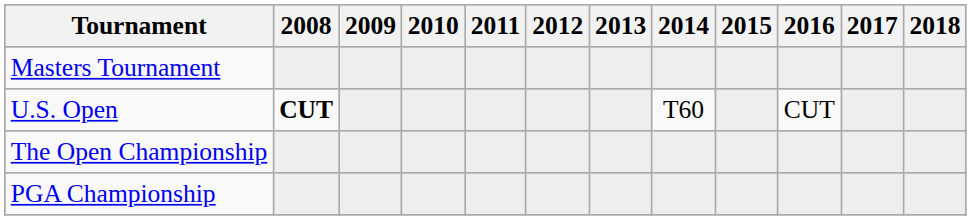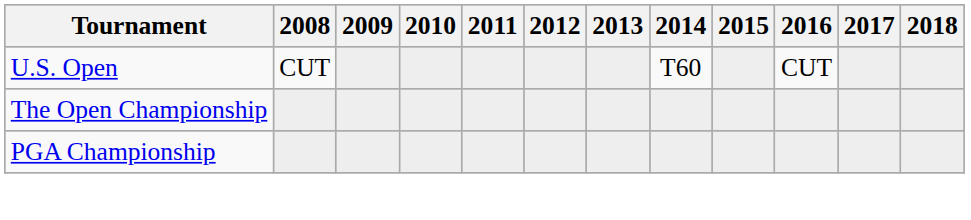- row: (116, 67)
(306, 109) bold -> (305, 67) normal
